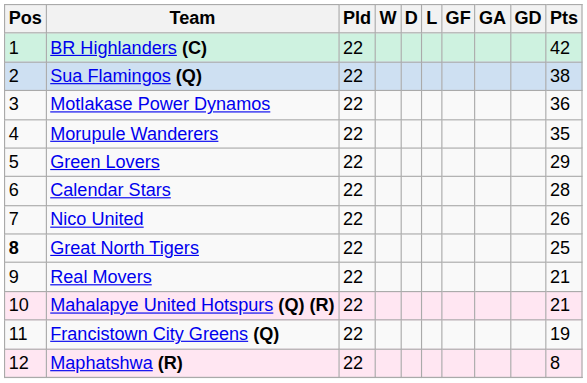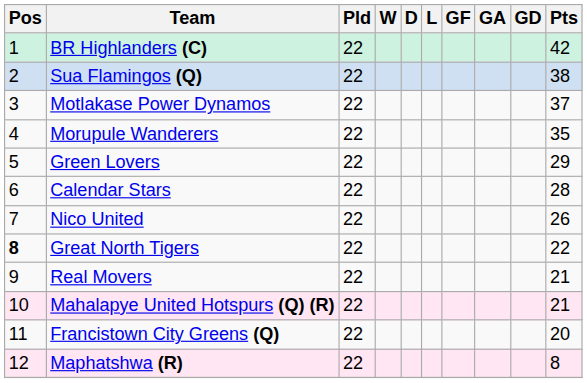(560, 104) 36 -> (560, 104) 37
(560, 248) 25 -> (560, 248) 22
(560, 334) 19 -> (560, 334) 20
